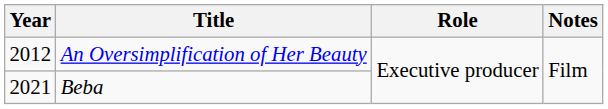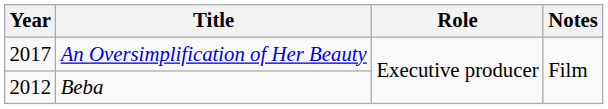(30, 53) 2012 -> (30, 53) 2017
(30, 86) 2021 -> (30, 86) 2012
